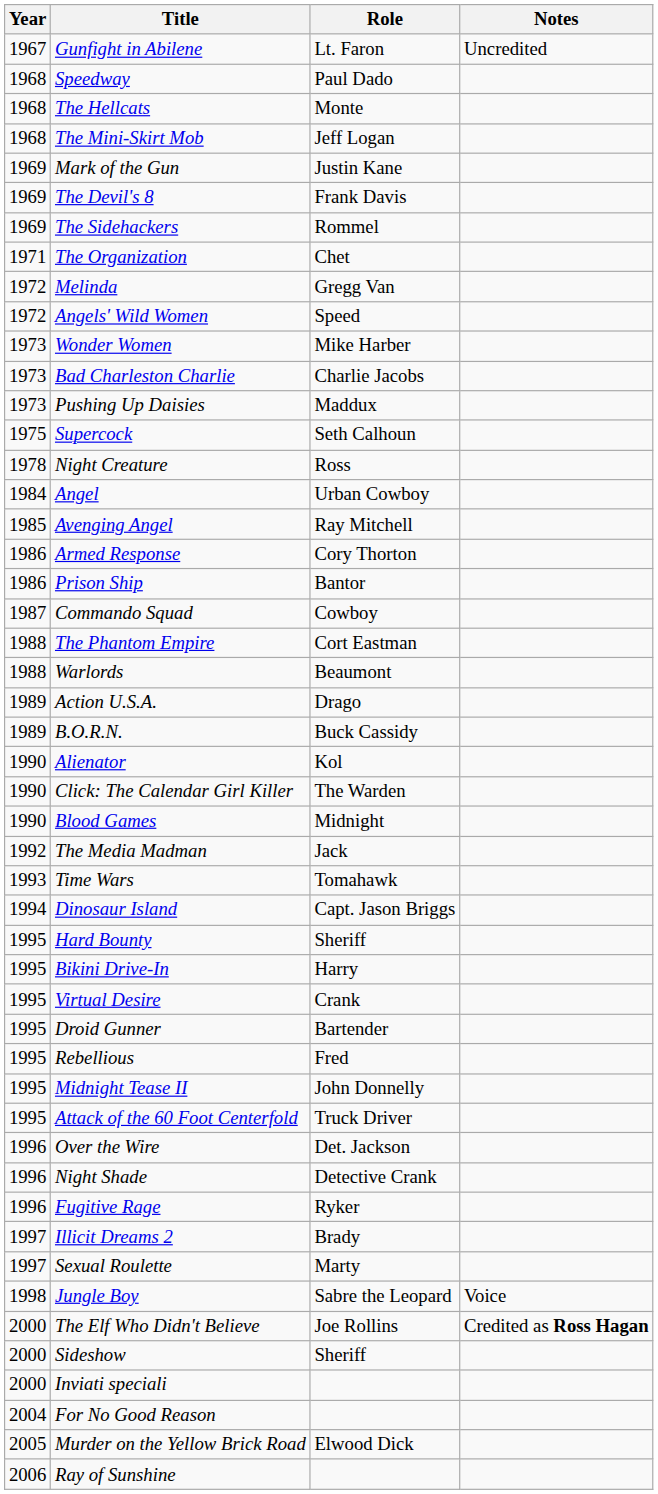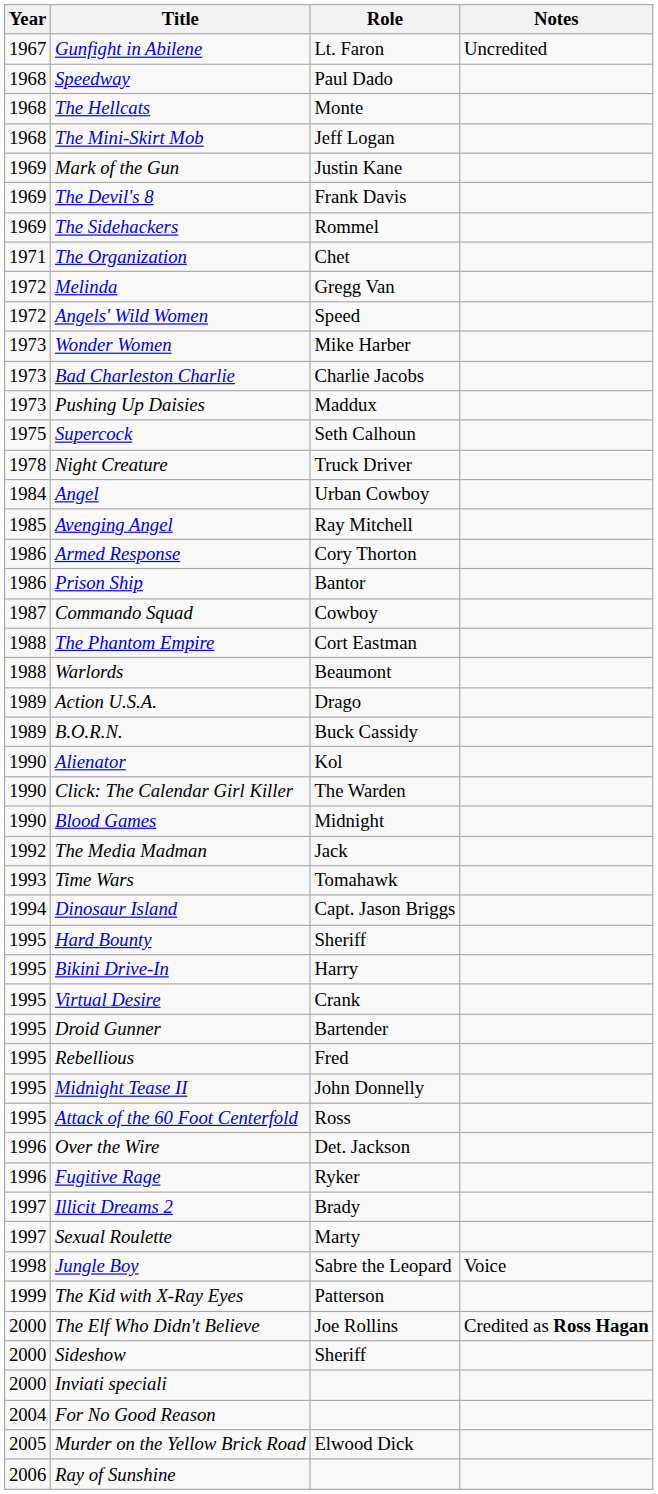(333, 464) Ross -> (363, 464) Truck Driver
(363, 1117) Truck Driver -> (333, 1117) Ross
- row: (101, 1177)
+ row: (149, 1295)
